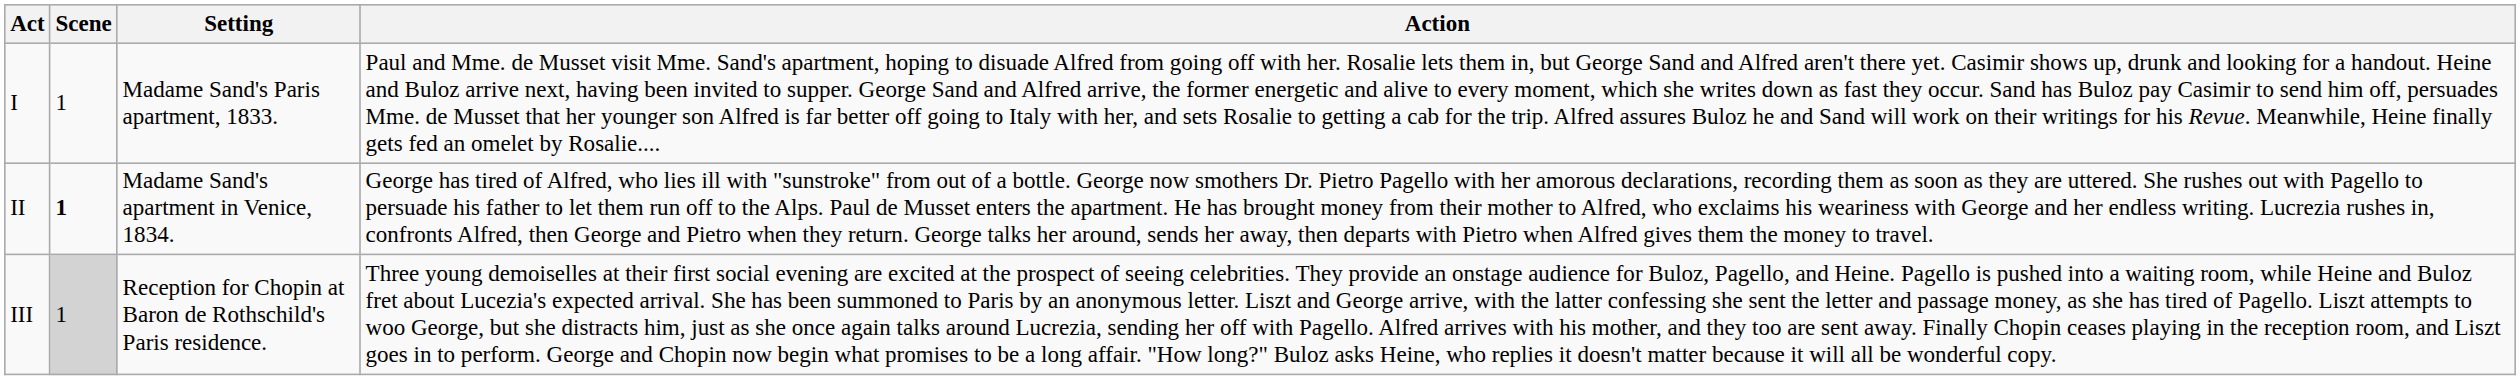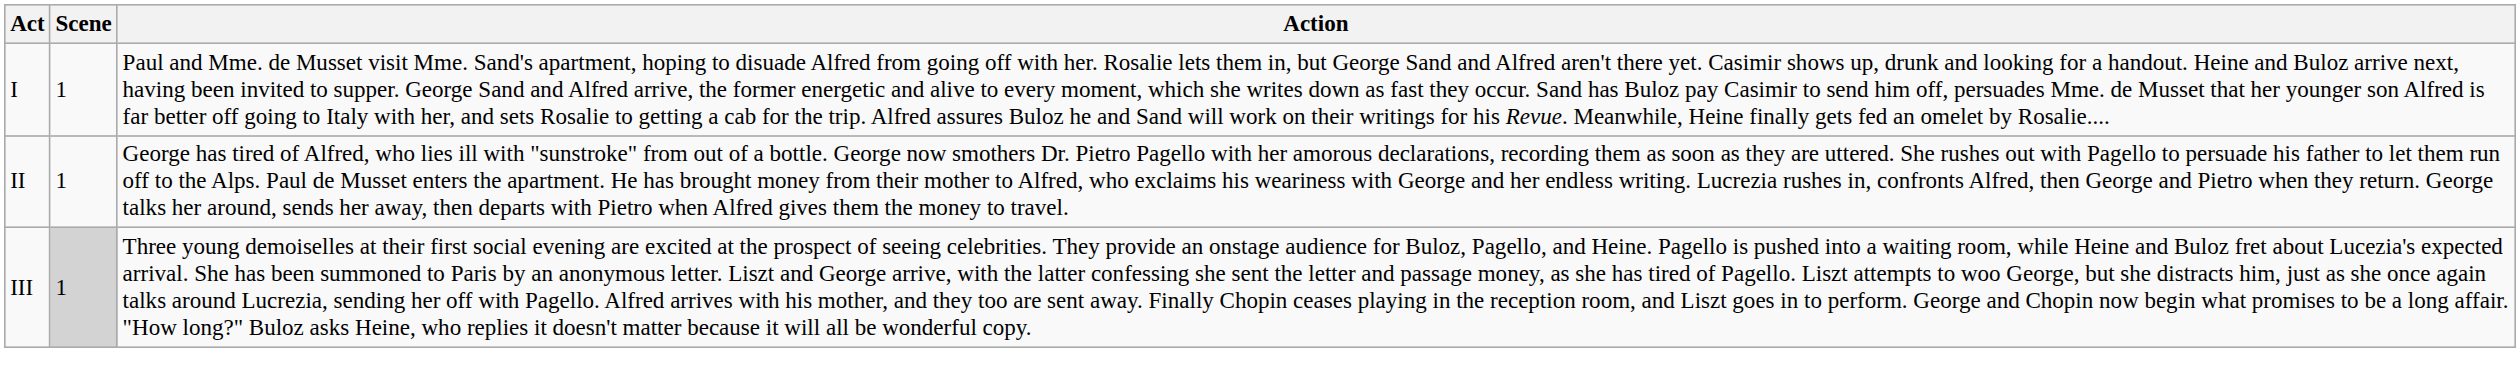- column: (239, 23)
(61, 208) bold -> (61, 181) normal
